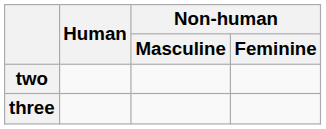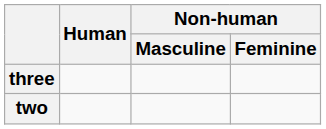rows swapped: (32, 78) <-> (32, 108)
